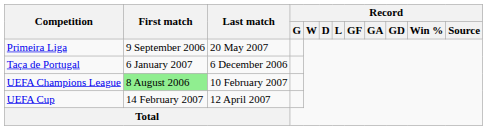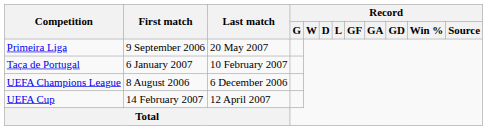(249, 64) 6 December 2006 -> (249, 64) 10 February 2007
(158, 82) lightgreen background -> (158, 82) no background
(249, 82) 10 February 2007 -> (249, 82) 6 December 2006
